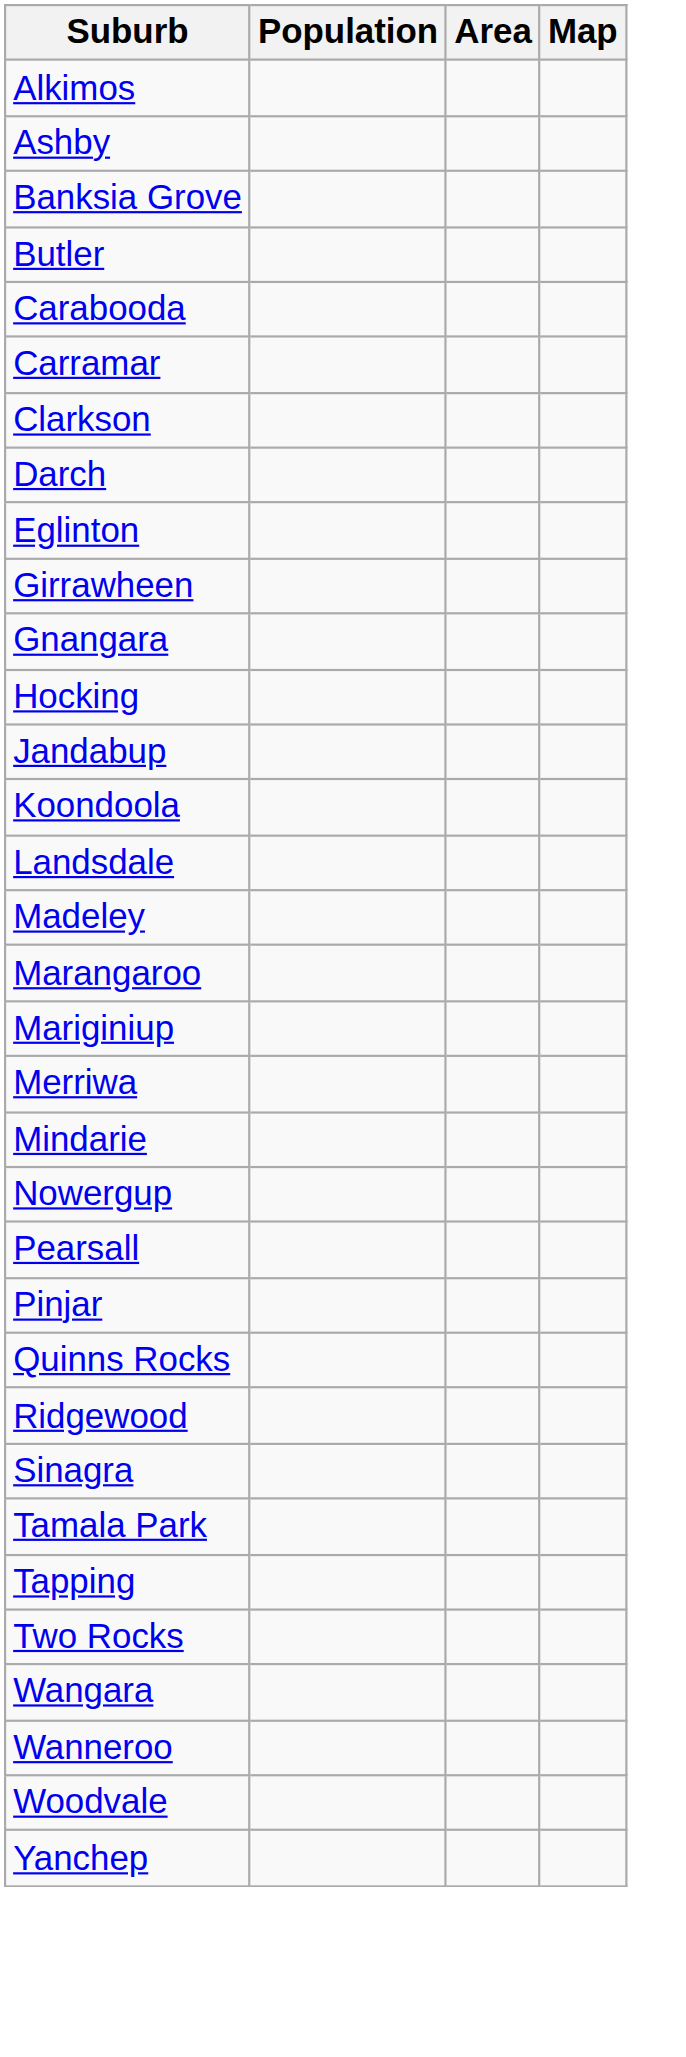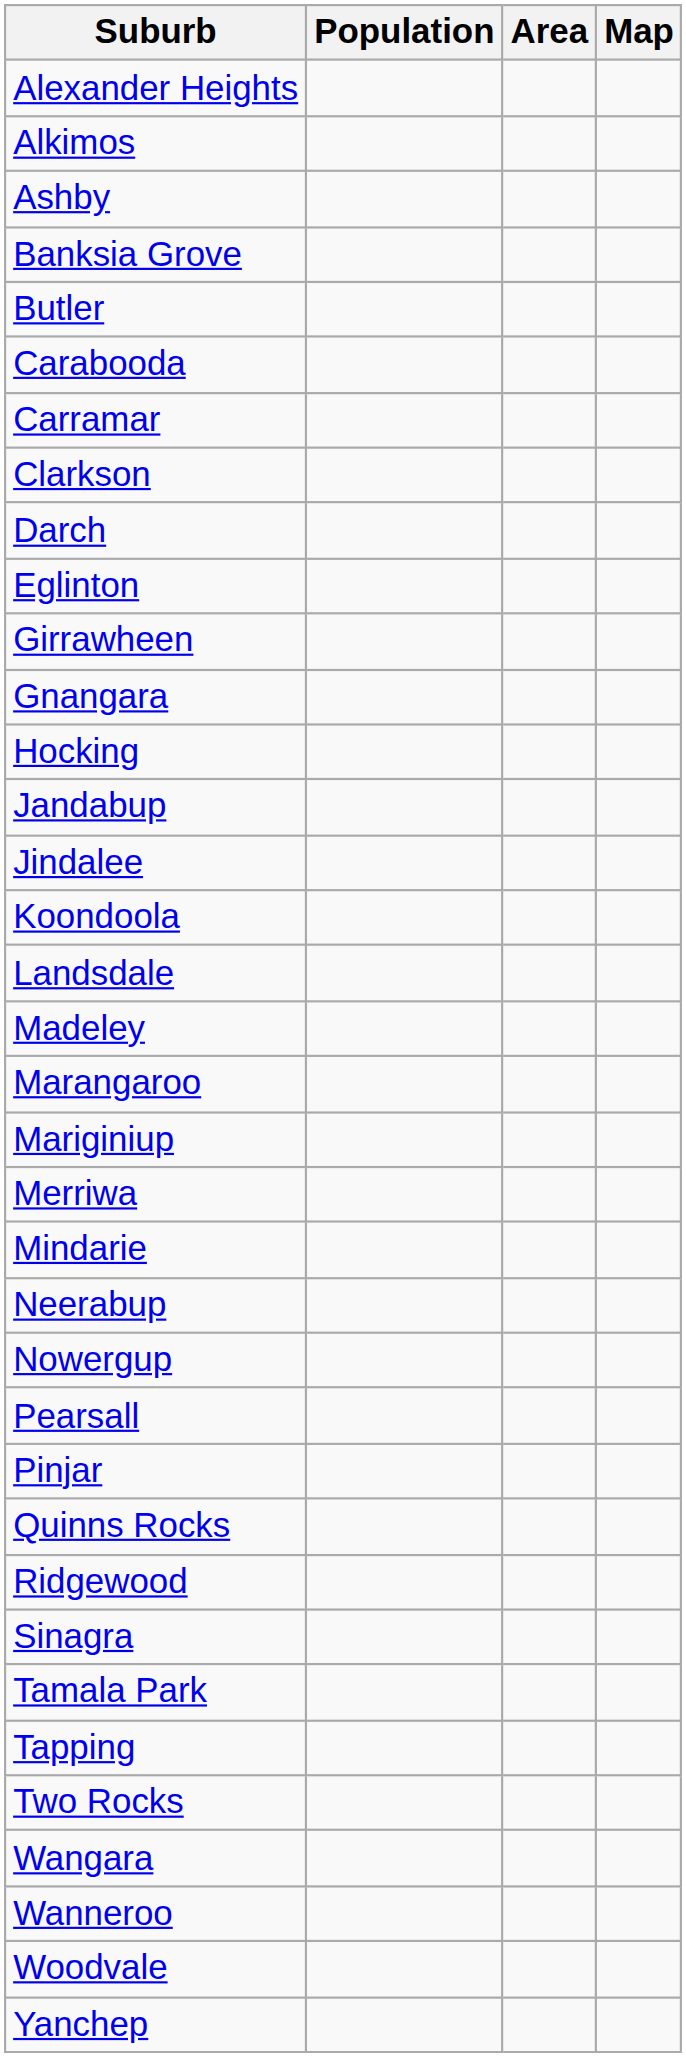+ row: (156, 87)
+ row: (78, 861)
+ row: (90, 1304)
